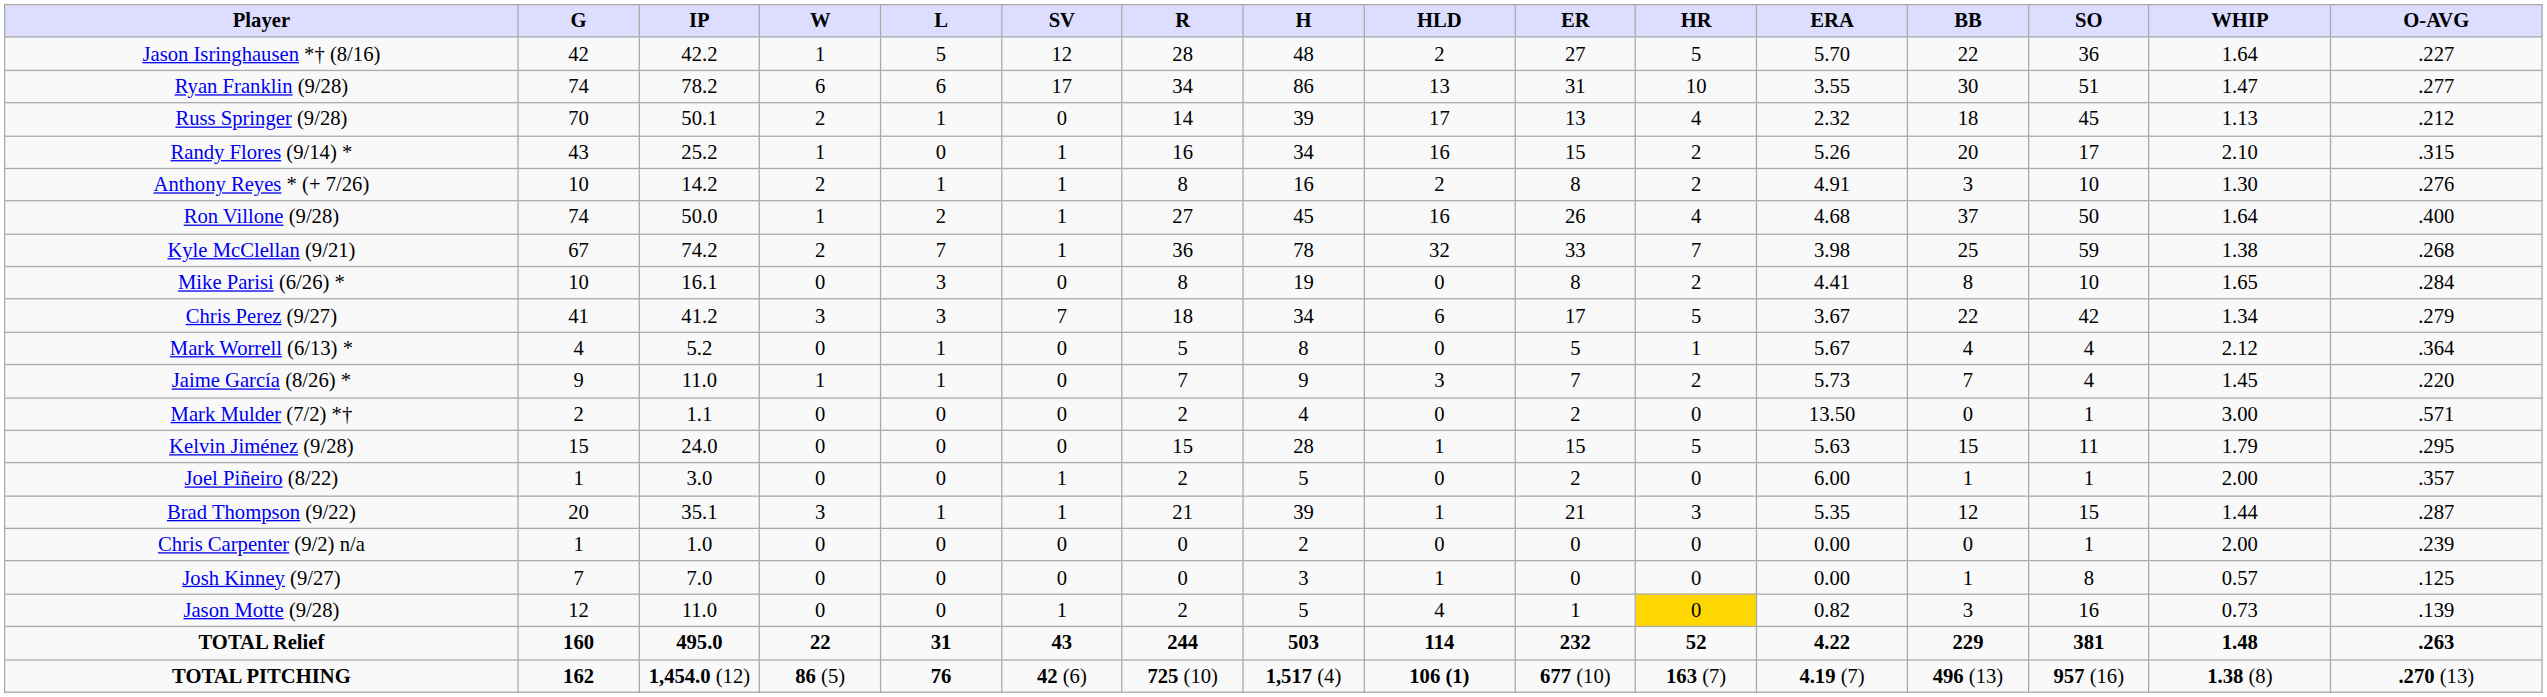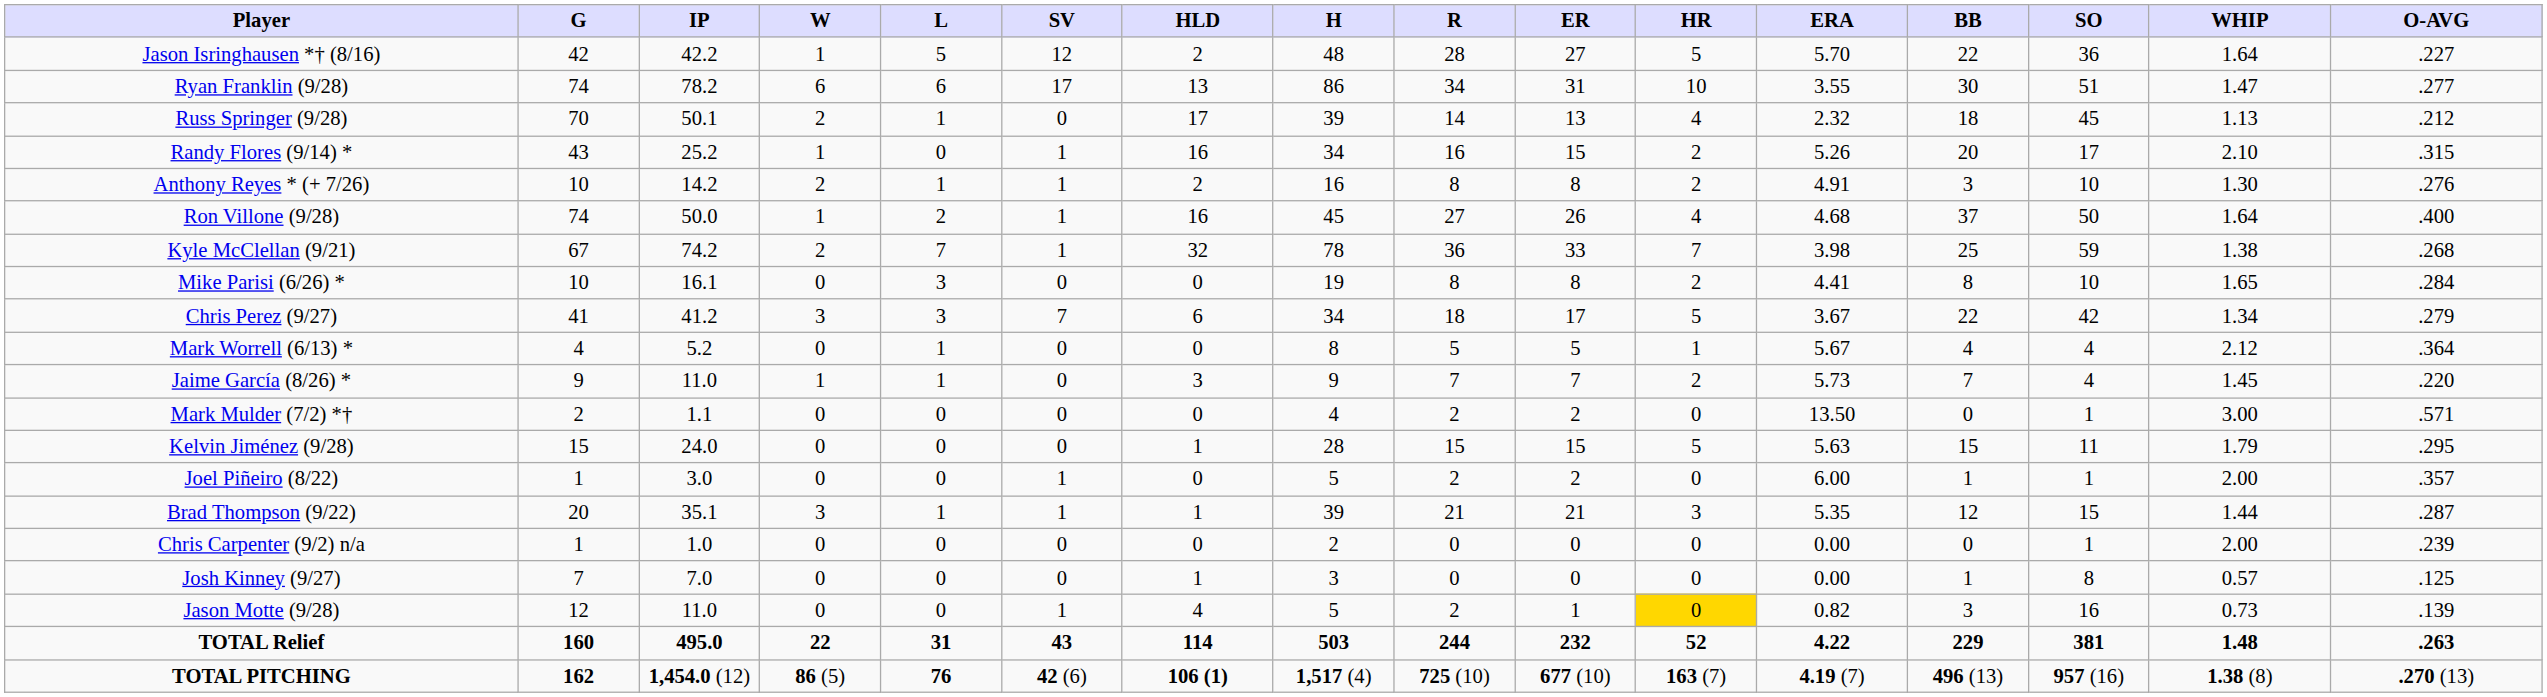columns swapped: (1439, 20) <-> (1183, 20)
